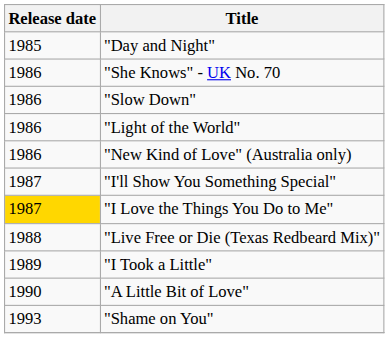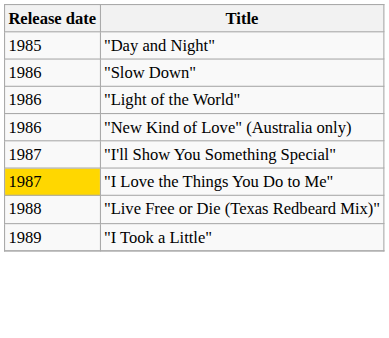- row: (192, 72)
- row: (176, 291)
- row: (159, 318)
